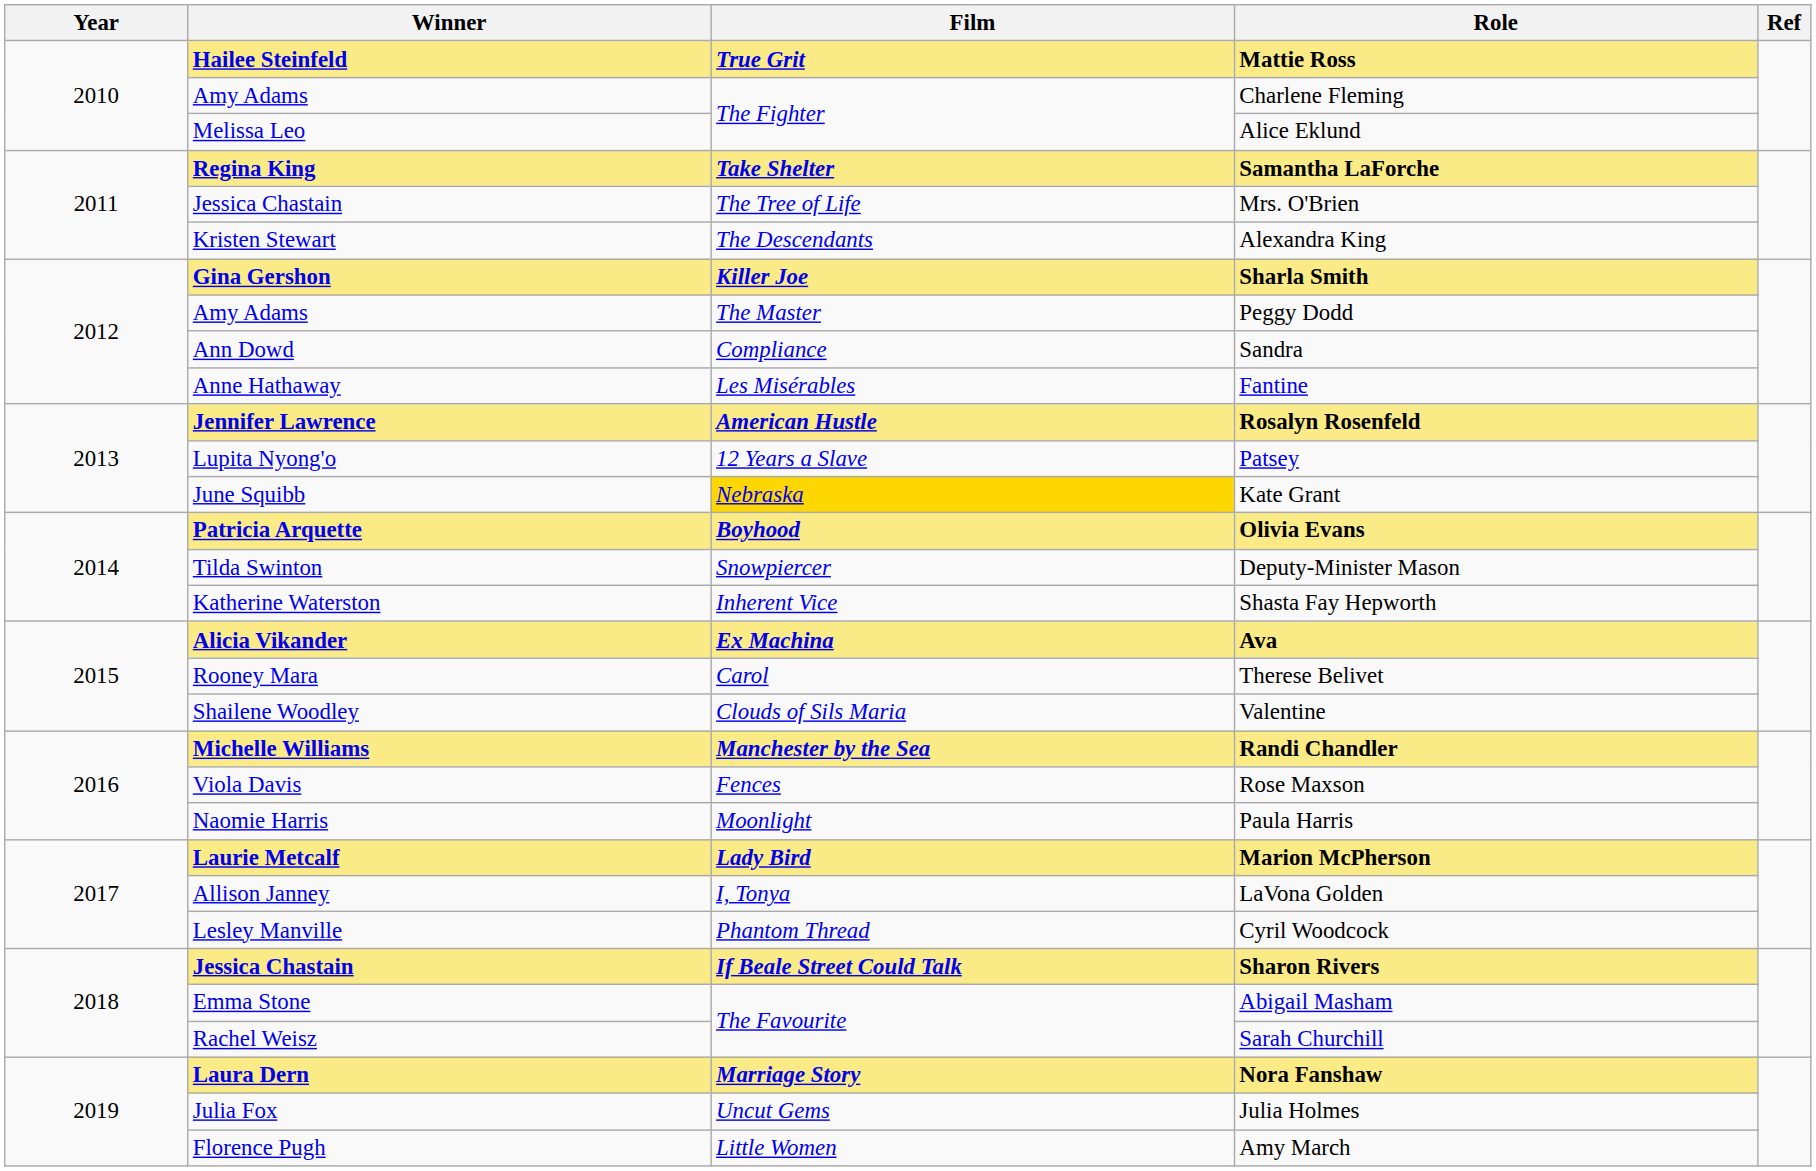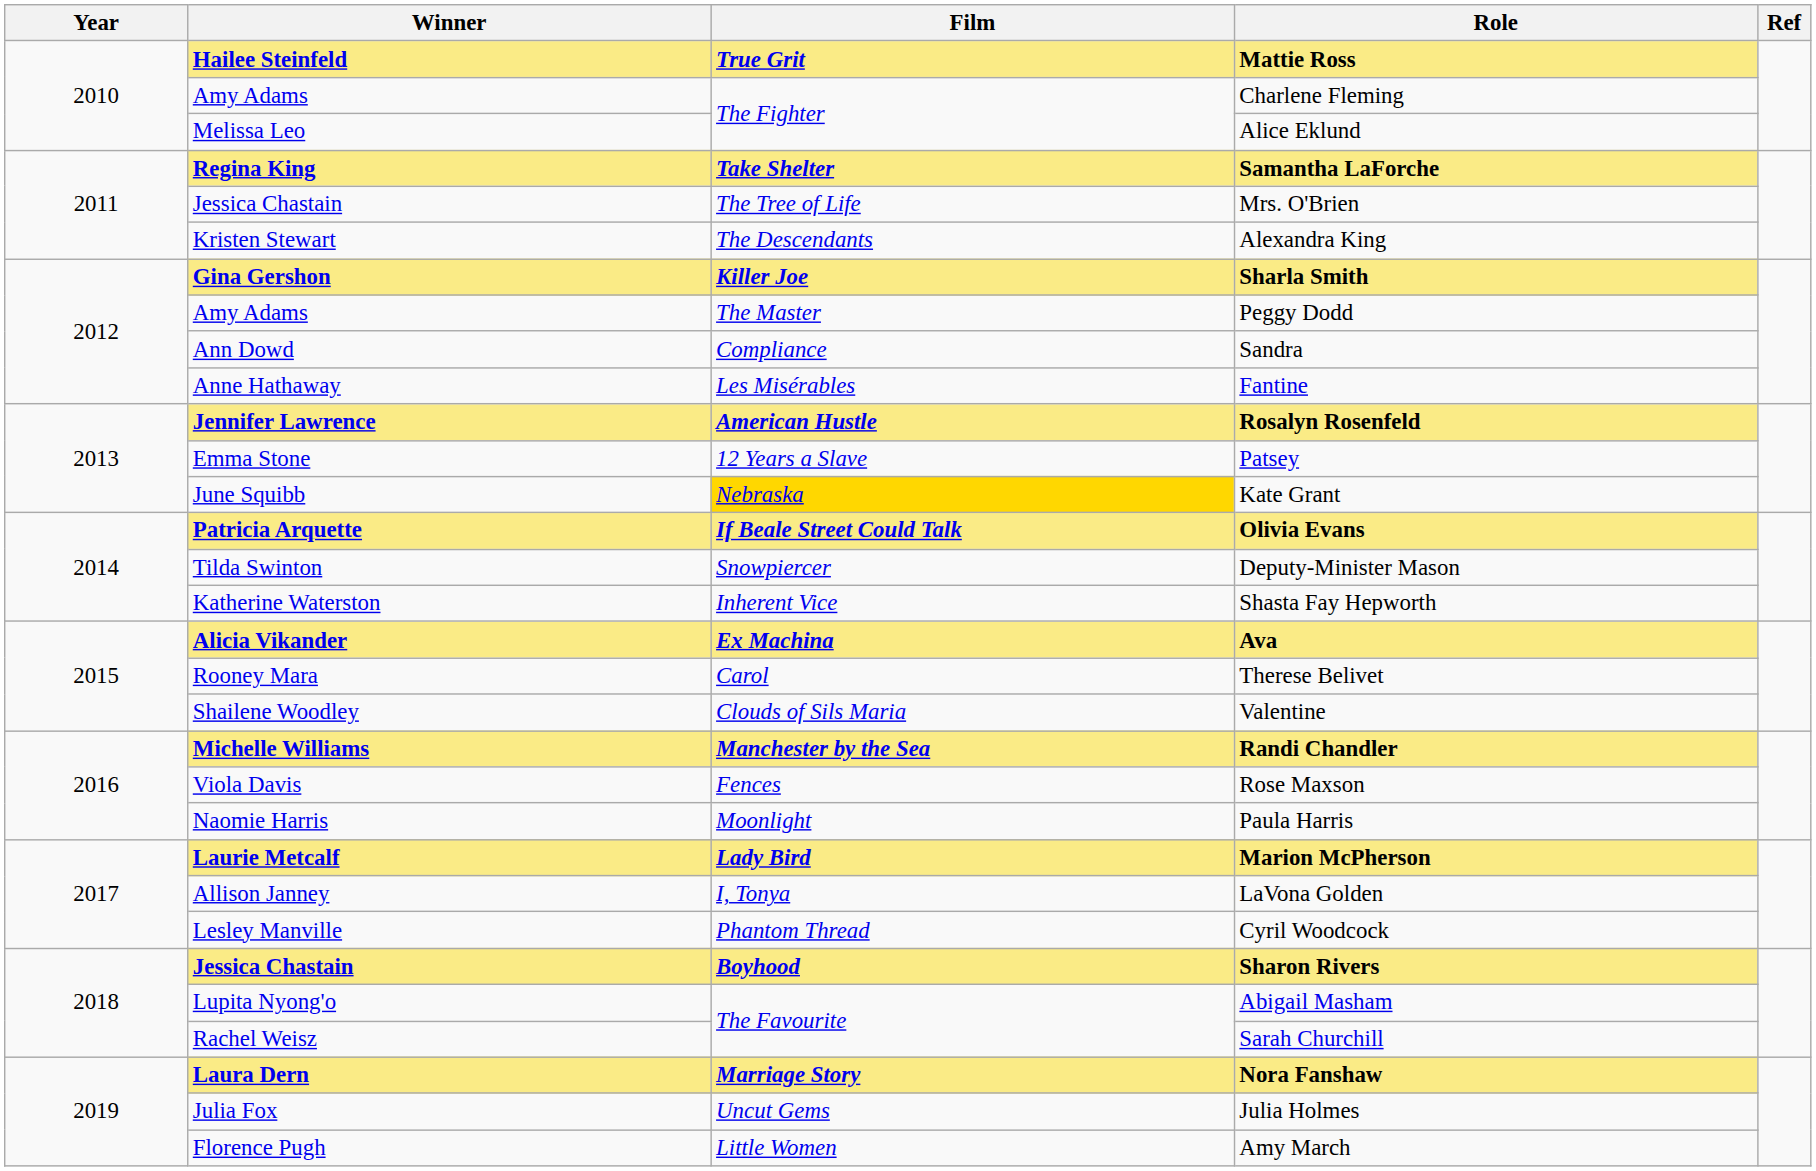(264, 458) Lupita Nyong'o -> (252, 458) Emma Stone
(758, 530) Boyhood -> (839, 530) If Beale Street Could Talk
(839, 966) If Beale Street Could Talk -> (758, 966) Boyhood
(252, 1002) Emma Stone -> (264, 1002) Lupita Nyong'o
